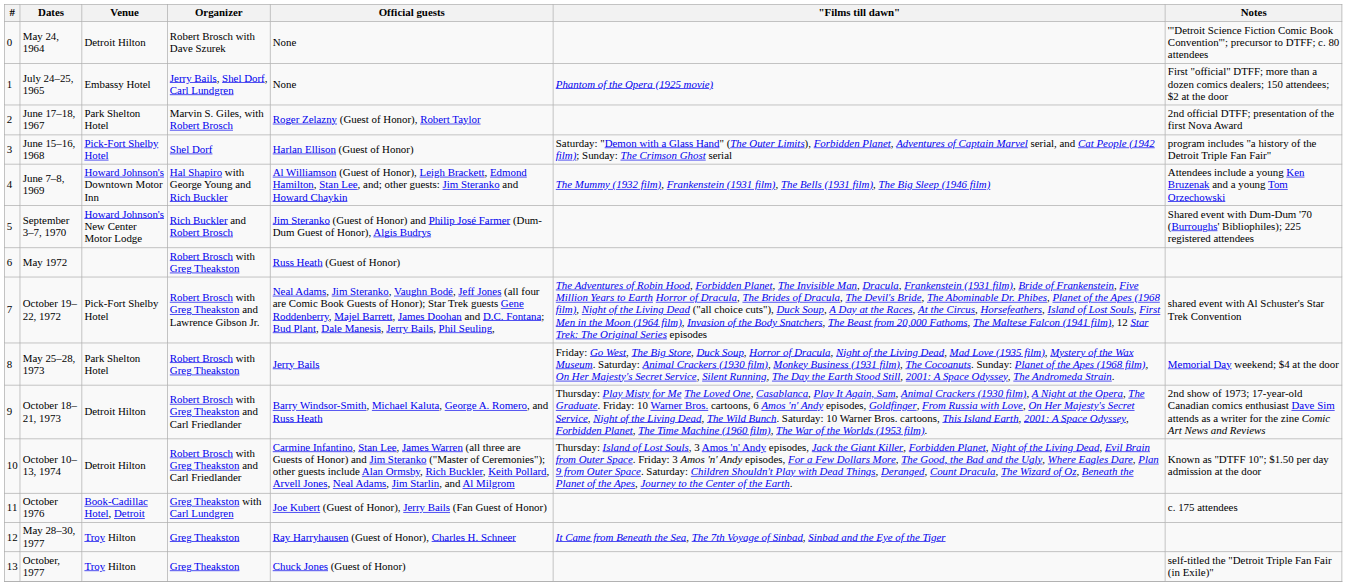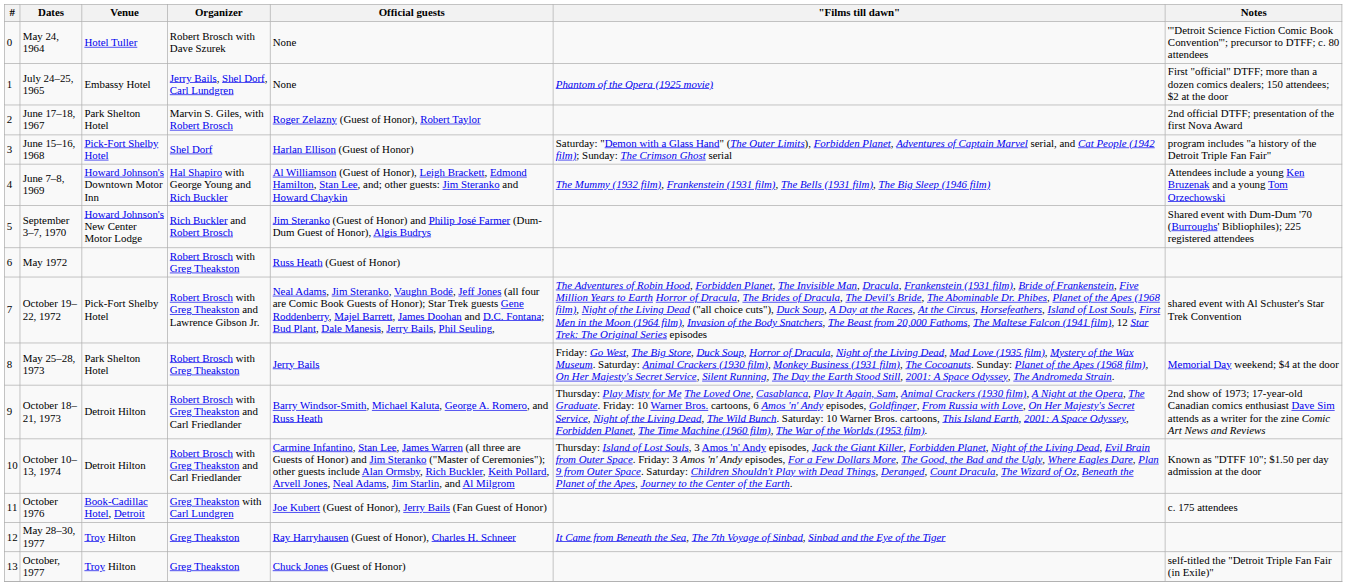(115, 42) Detroit Hilton -> (111, 42) Hotel Tuller
